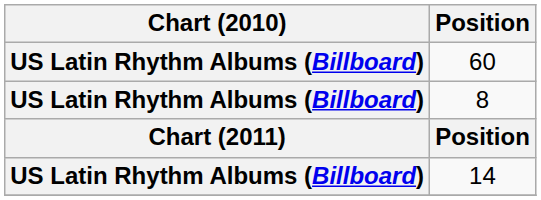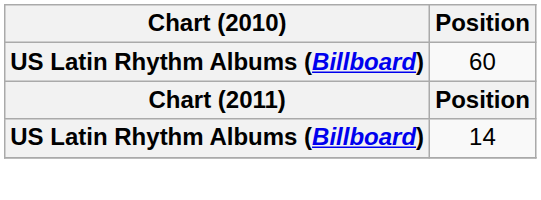- row: (482, 99)
